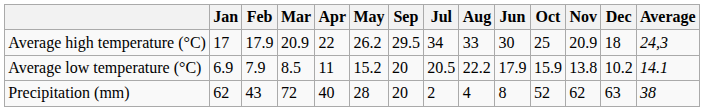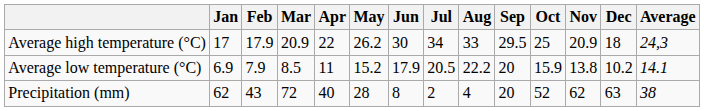columns swapped: (512, 17) <-> (406, 17)
